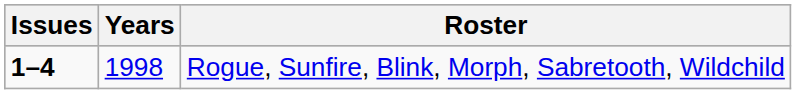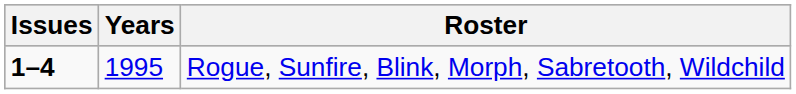(134, 66) 1998 -> (134, 66) 1995
